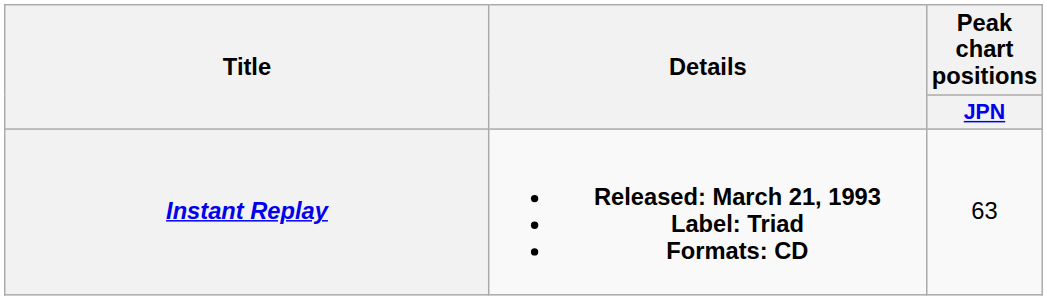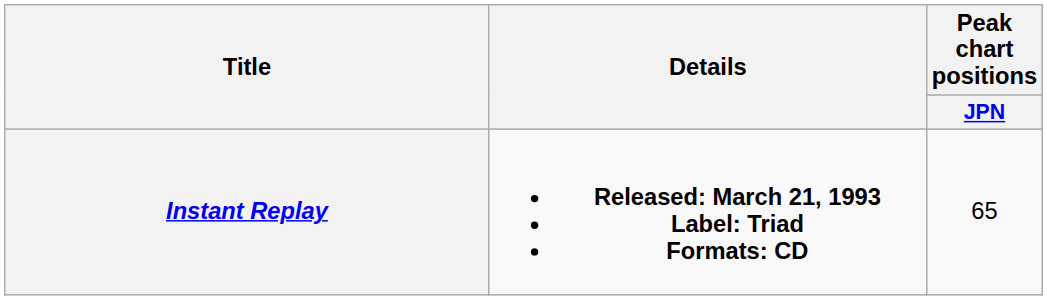(984, 211) 63 -> (984, 211) 65
